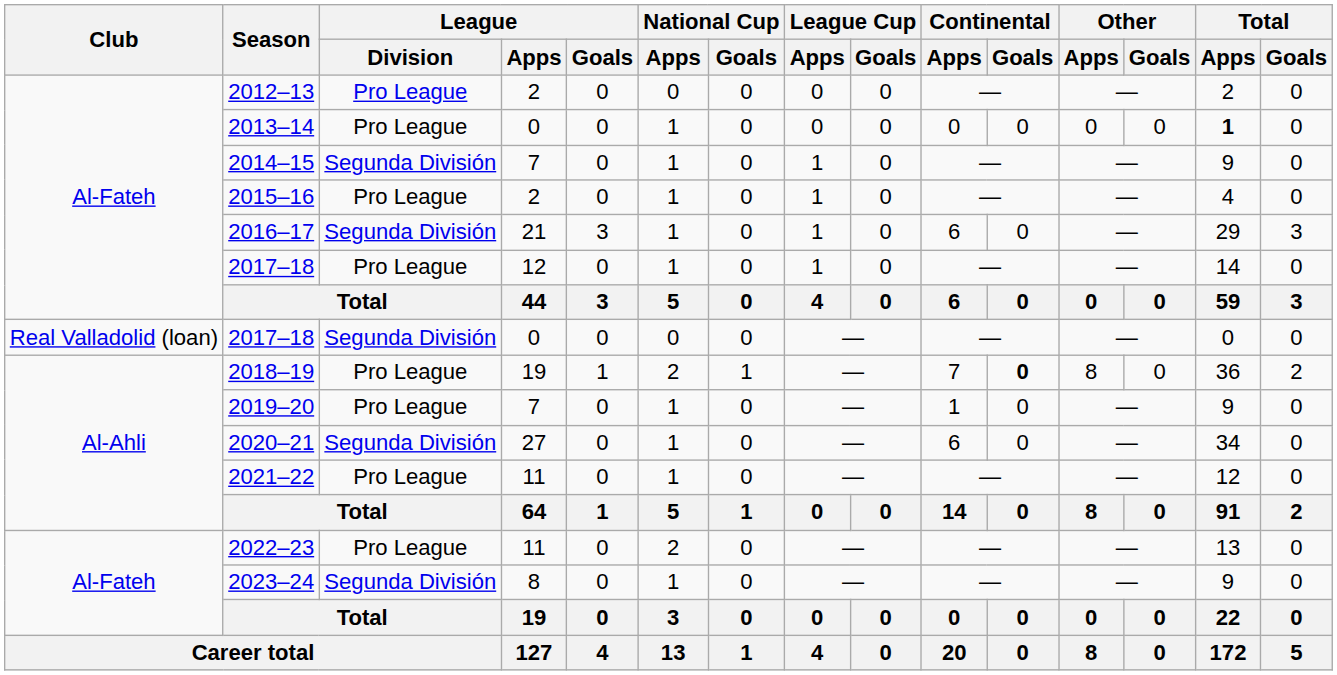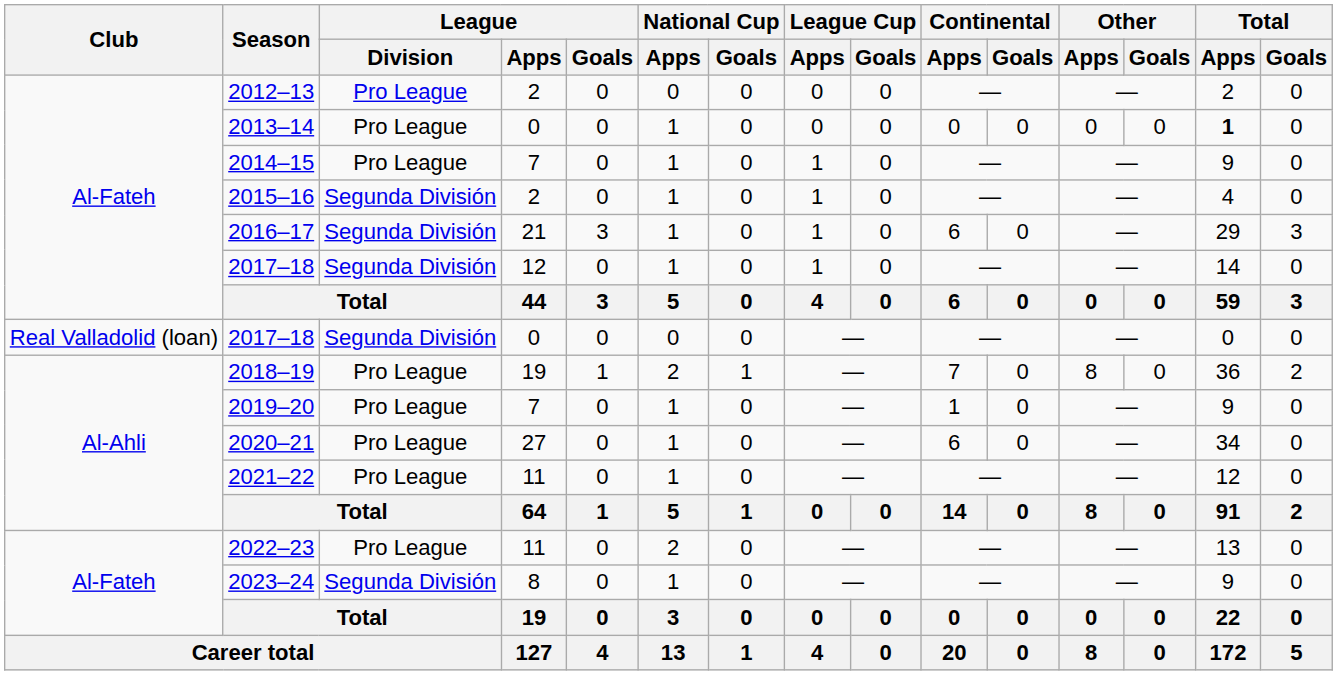(410, 162) Segunda División -> (410, 162) Pro League
(410, 197) Pro League -> (410, 197) Segunda División
(410, 267) Pro League -> (410, 267) Segunda División
(1023, 372) bold -> (1023, 372) normal
(410, 442) Segunda División -> (410, 442) Pro League
